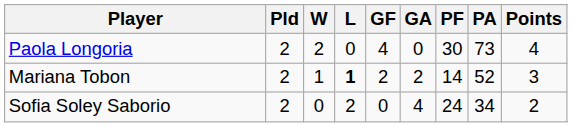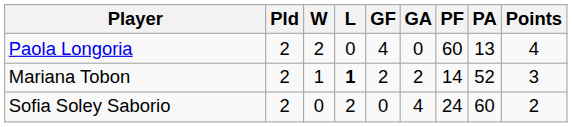(452, 48) 30 -> (452, 48) 60
(485, 48) 73 -> (485, 48) 13
(485, 106) 34 -> (485, 106) 60
